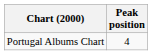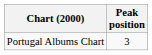(127, 41) 4 -> (127, 41) 3
